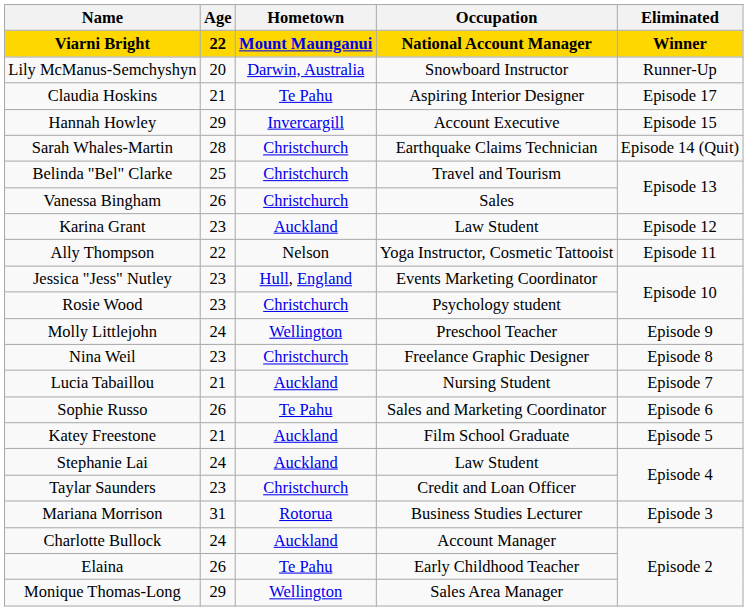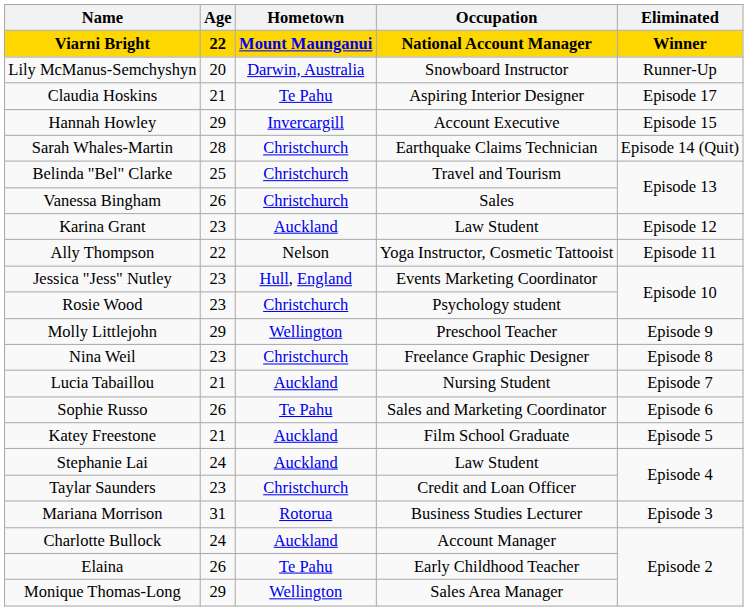(218, 331) 24 -> (218, 331) 29
